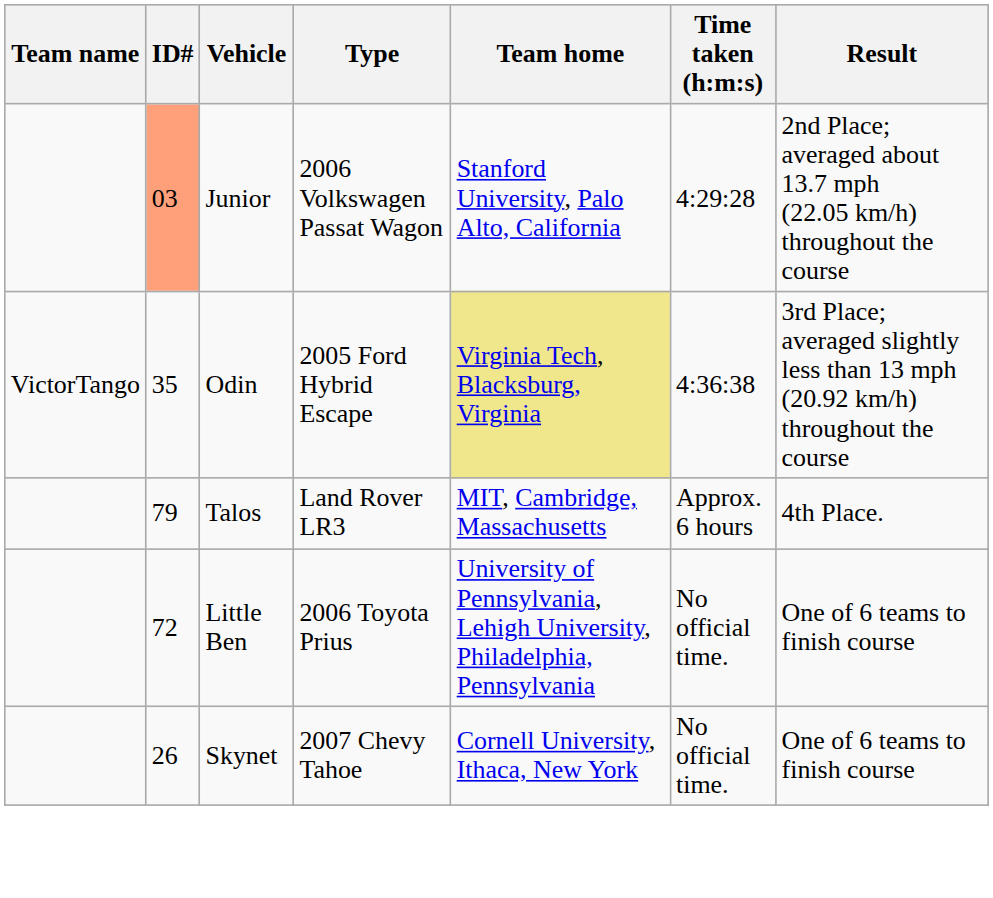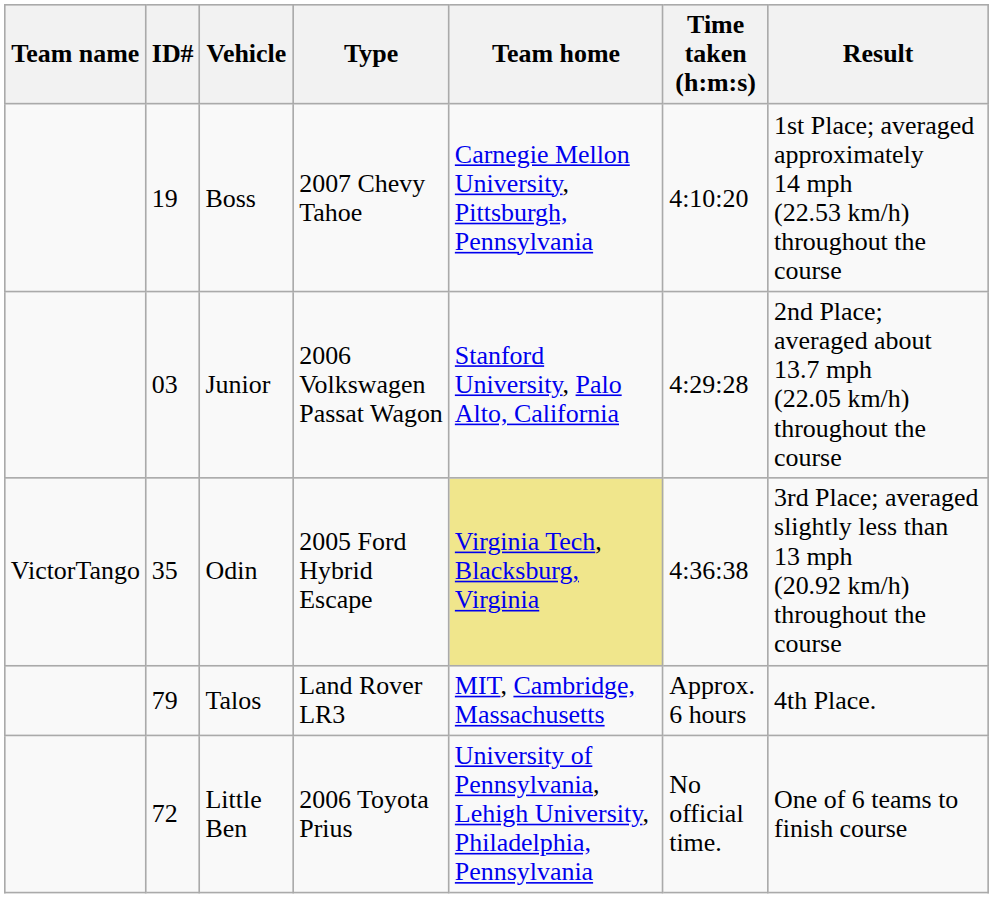+ row: (231, 197)
(165, 197) lightsalmon background -> (165, 384) no background
- row: (242, 755)
